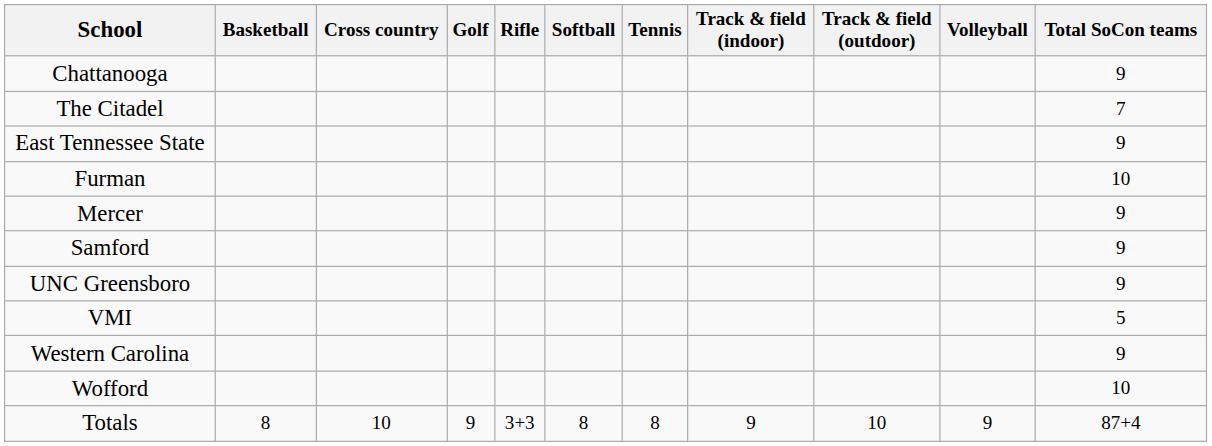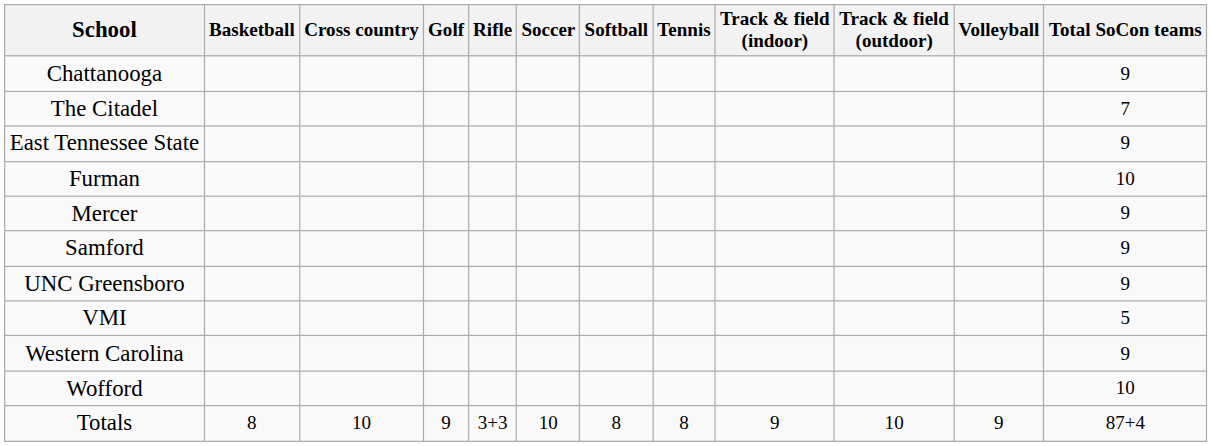+ column: (548, 30)
